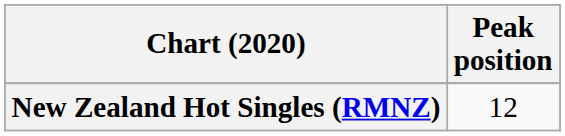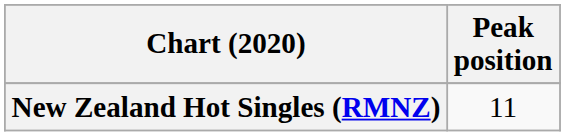(503, 106) 12 -> (503, 106) 11
